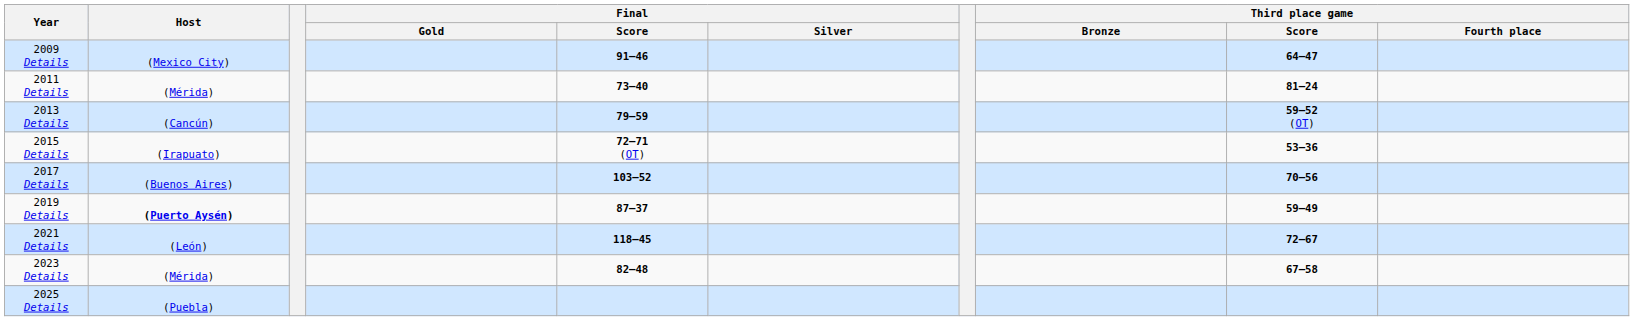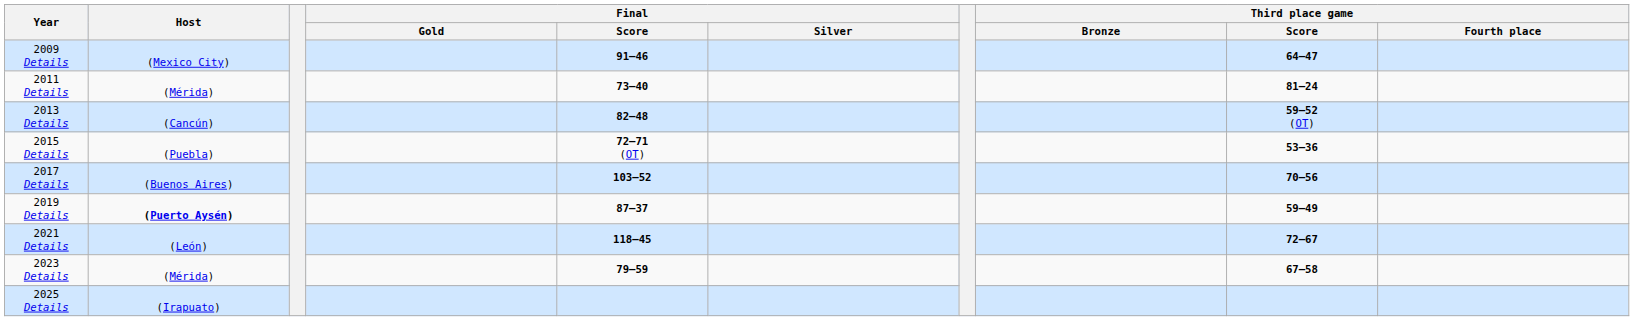(632, 116) 79–59 -> (632, 116) 82–48
(189, 153) (Irapuato) -> (189, 153) (Puebla)
(632, 270) 82–48 -> (632, 270) 79–59
(189, 307) (Puebla) -> (189, 307) (Irapuato)
